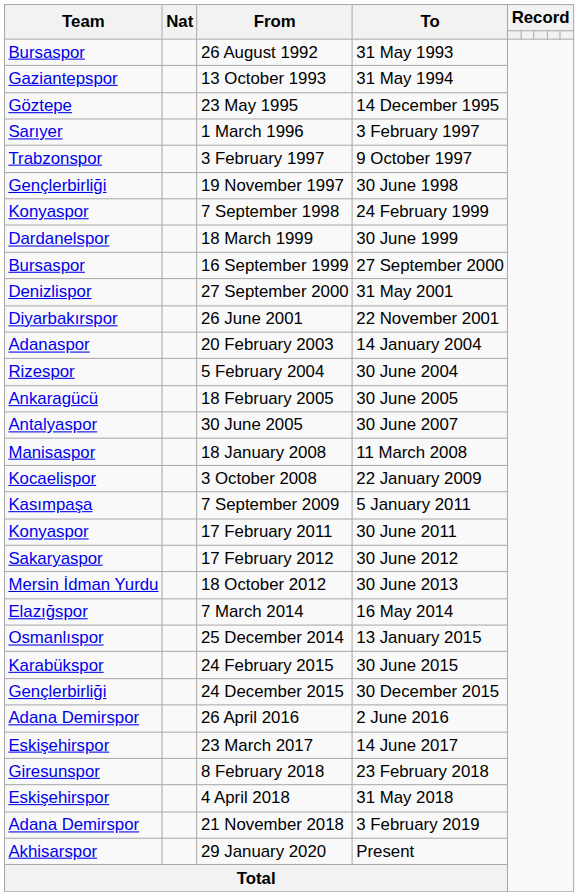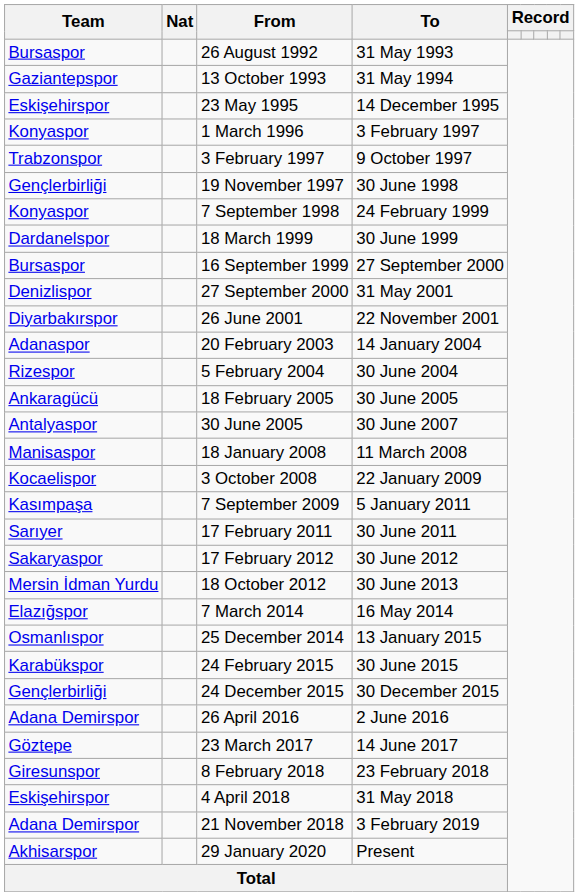(40, 105) Göztepe -> (59, 105) Eskişehirspor
(35, 132) Sarıyer -> (49, 132) Konyaspor
(49, 531) Konyaspor -> (35, 531) Sarıyer
(59, 744) Eskişehirspor -> (40, 744) Göztepe
